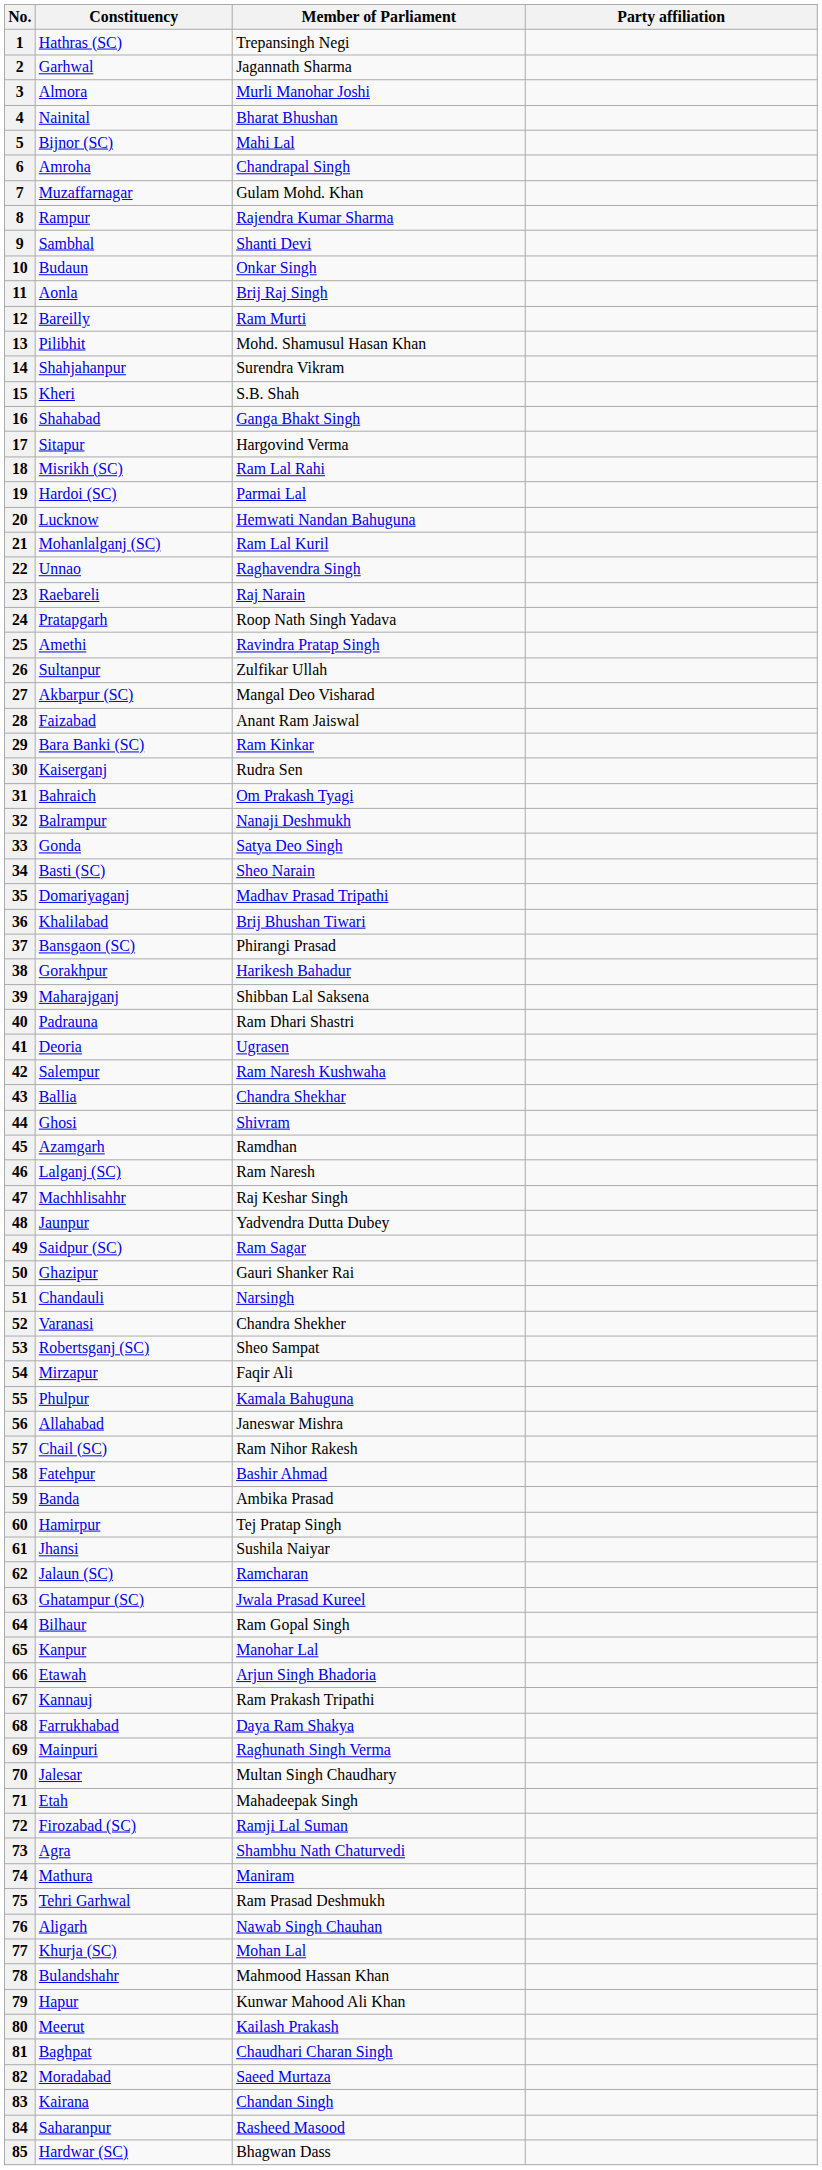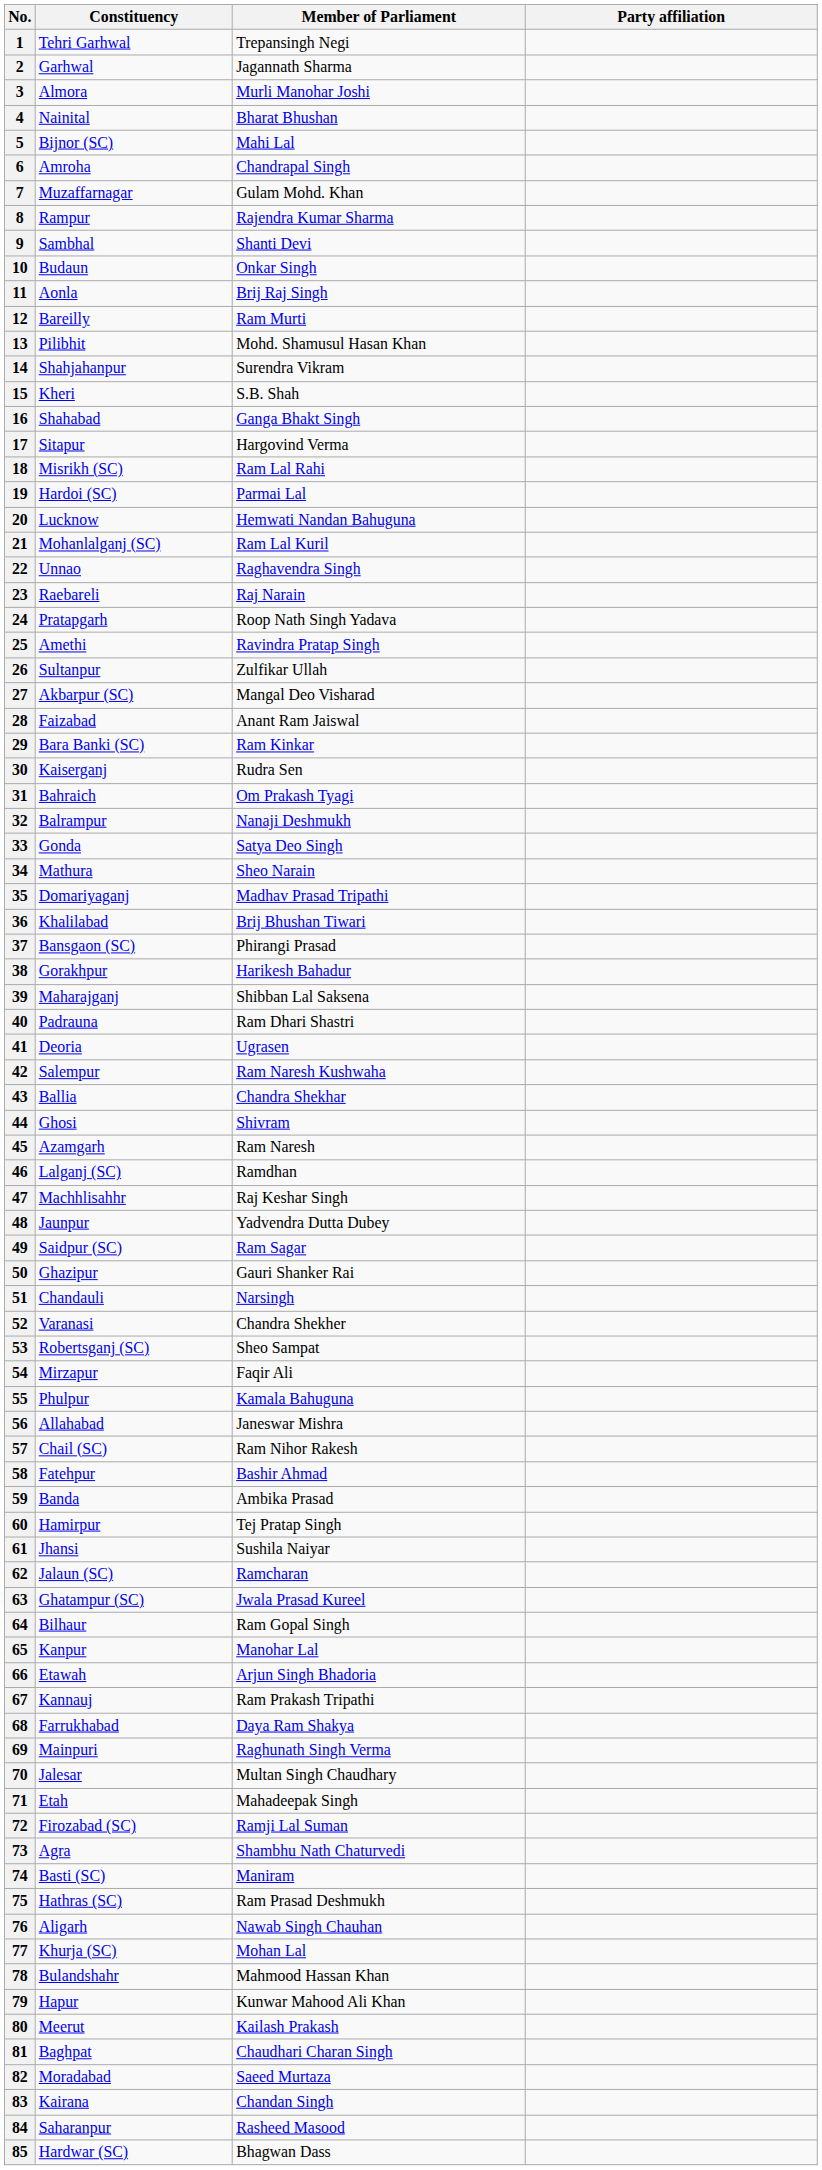(80, 42) Hathras (SC) -> (85, 42) Tehri Garhwal
(72, 871) Basti (SC) -> (66, 871) Mathura
(267, 1147) Ramdhan -> (276, 1147) Ram Naresh
(276, 1172) Ram Naresh -> (267, 1172) Ramdhan
(66, 1876) Mathura -> (72, 1876) Basti (SC)
(85, 1901) Tehri Garhwal -> (80, 1901) Hathras (SC)
